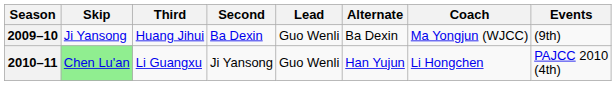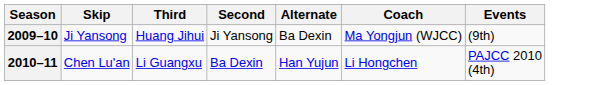- column: (309, 14)
(236, 35) Ba Dexin -> (242, 35) Ji Yansong
(97, 63) lightgreen background -> (97, 63) no background
(242, 63) Ji Yansong -> (236, 63) Ba Dexin
